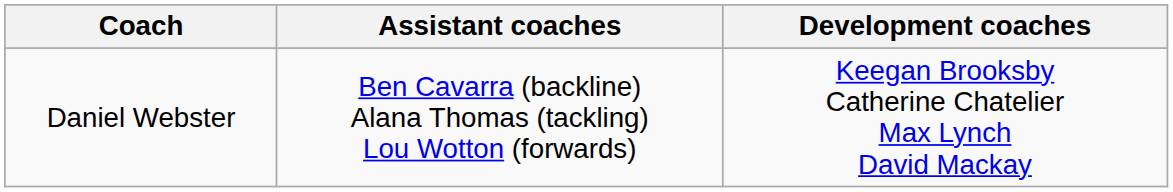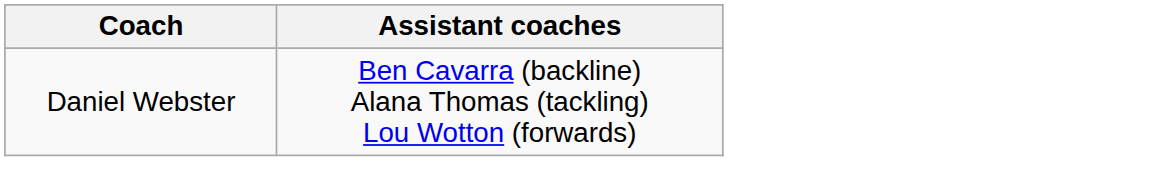- column: (945, 26)
